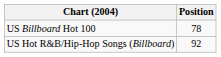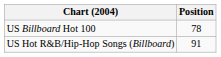(196, 44) 92 -> (196, 44) 91
